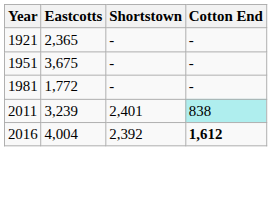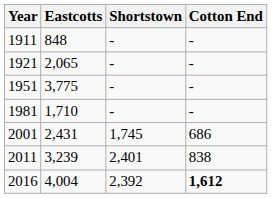+ row: (22, 39)
(61, 39) 2,365 -> (61, 63) 2,065
(61, 63) 3,675 -> (61, 87) 3,775
(61, 87) 1,772 -> (61, 110) 1,710
+ row: (23, 134)
(200, 110) paleturquoise background -> (200, 157) no background
